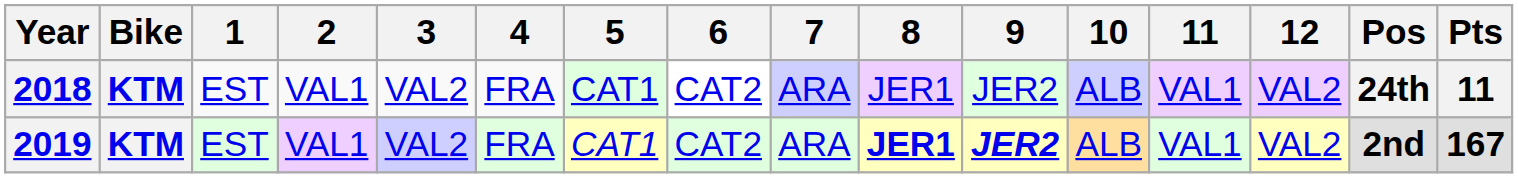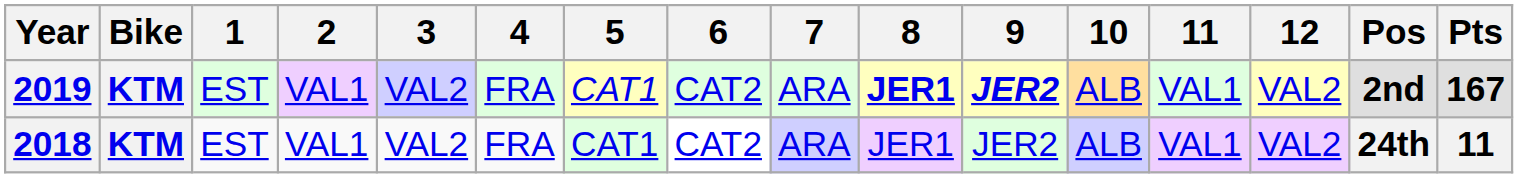rows swapped: (52, 88) <-> (52, 144)
